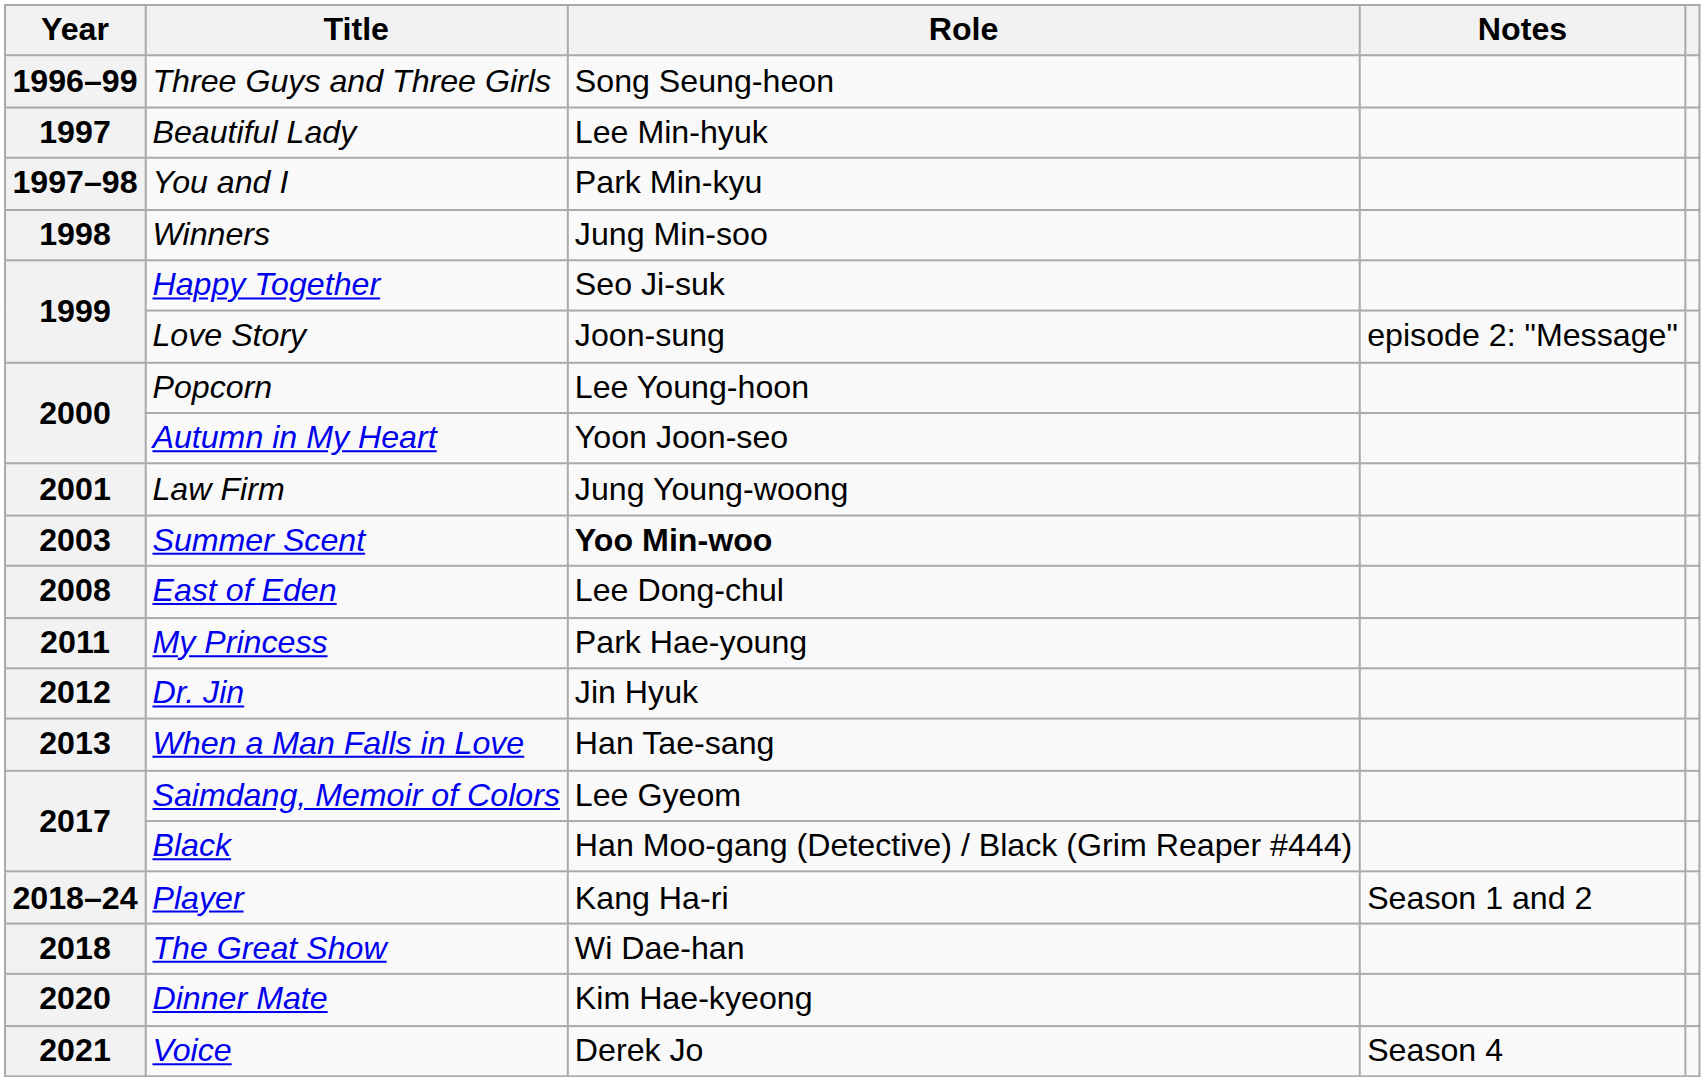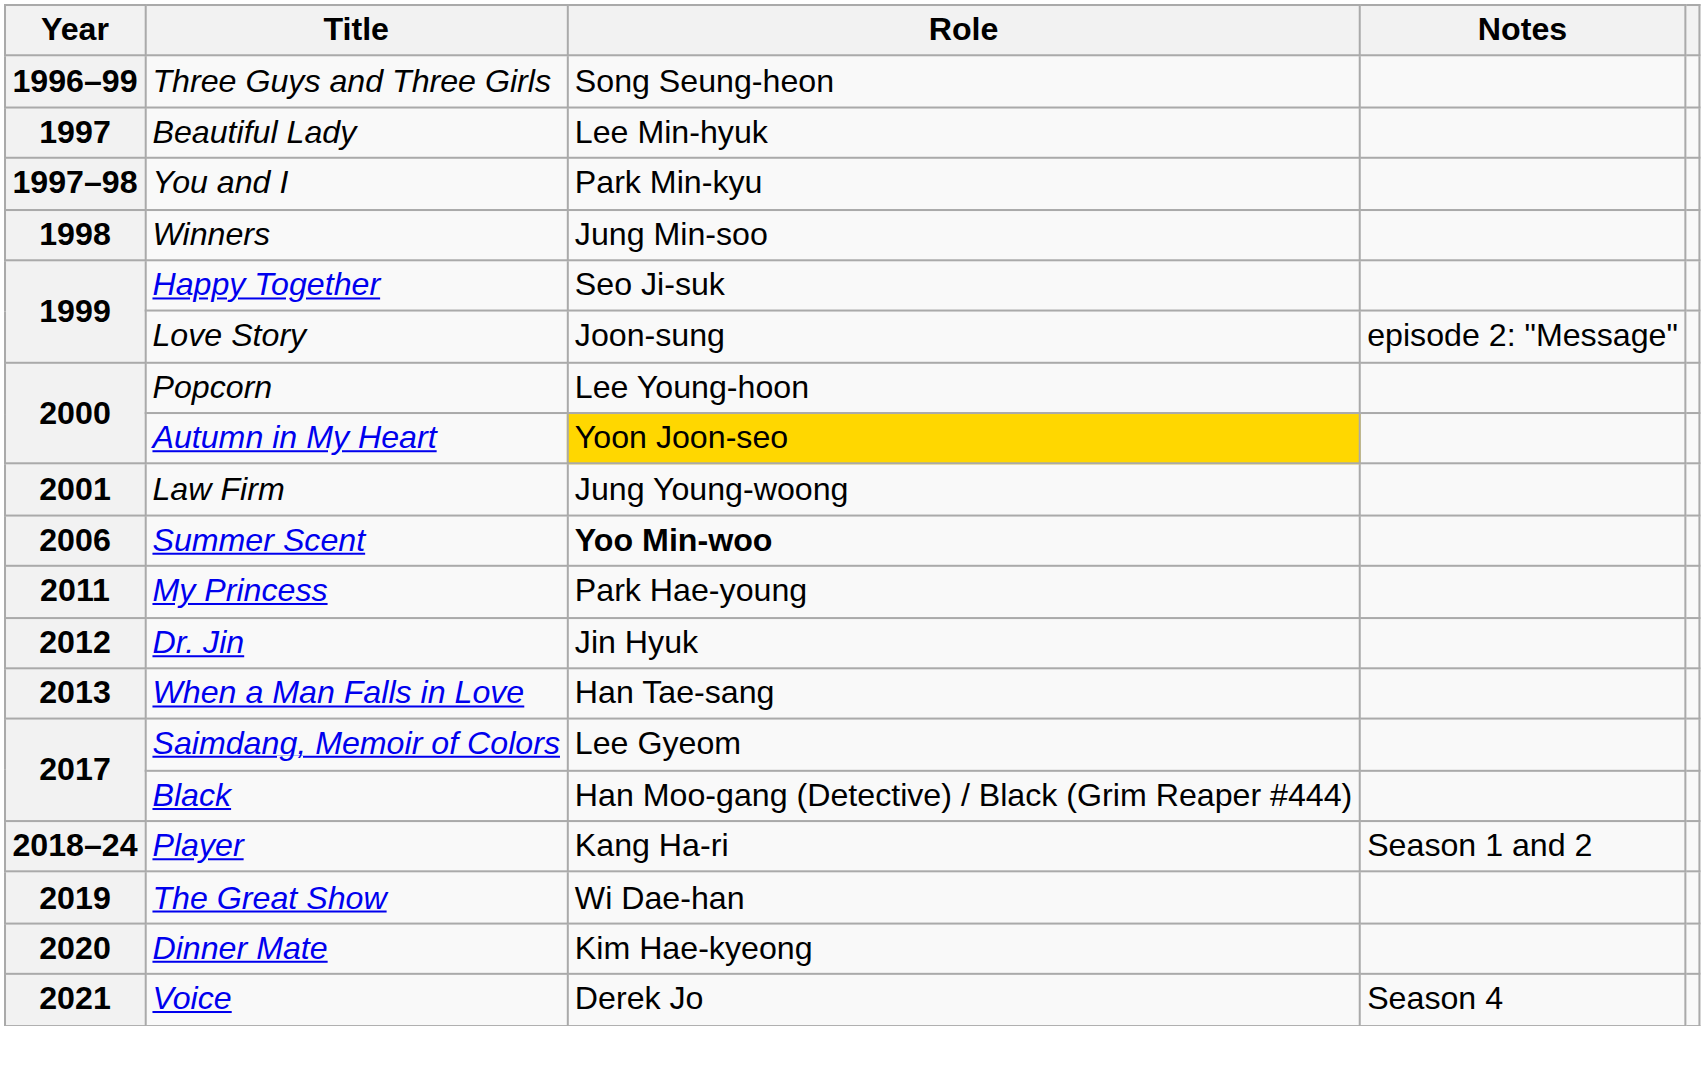(682, 438) no background -> (682, 438) gold background
(75, 540) 2003 -> (75, 540) 2006
- row: (245, 591)
(75, 948) 2018 -> (75, 897) 2019
